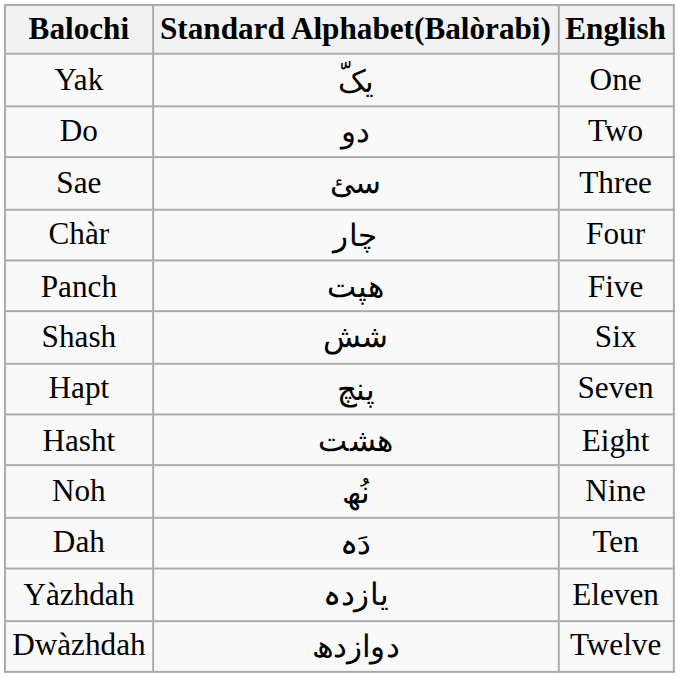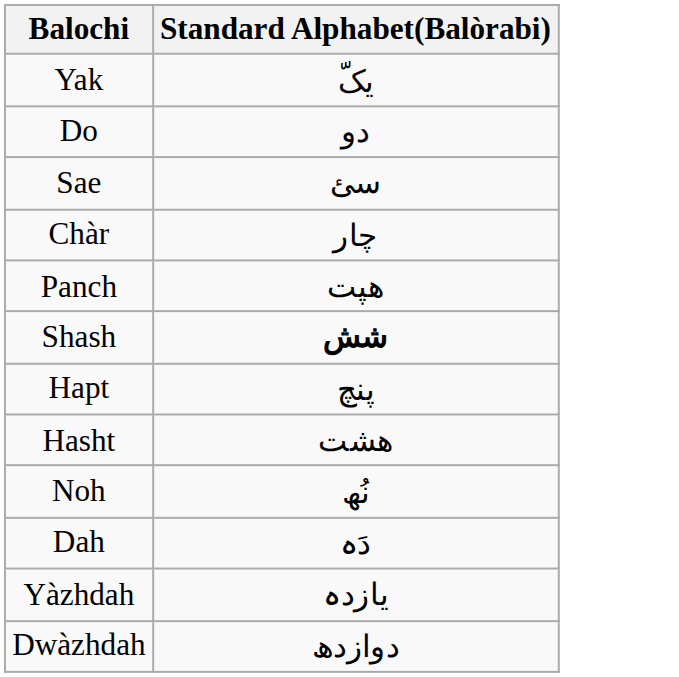- column: (616, 29)
(355, 337) normal -> (355, 337) bold
